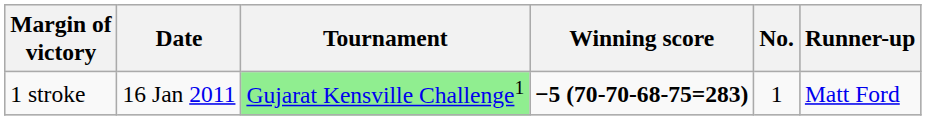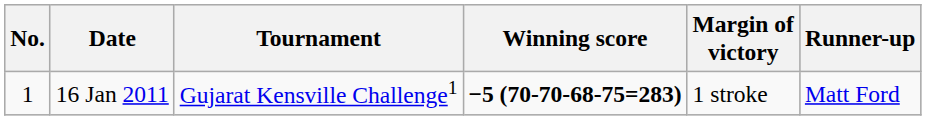columns swapped: (777, 38) <-> (61, 38)
(385, 93) lightgreen background -> (319, 93) no background
